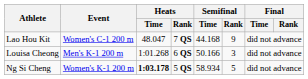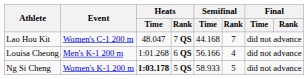(233, 39) 9 -> (233, 39) 7
(208, 53) 50.166 -> (208, 53) 56.166
(233, 53) 3 -> (233, 53) 4
(208, 68) 58.934 -> (208, 68) 58.933
